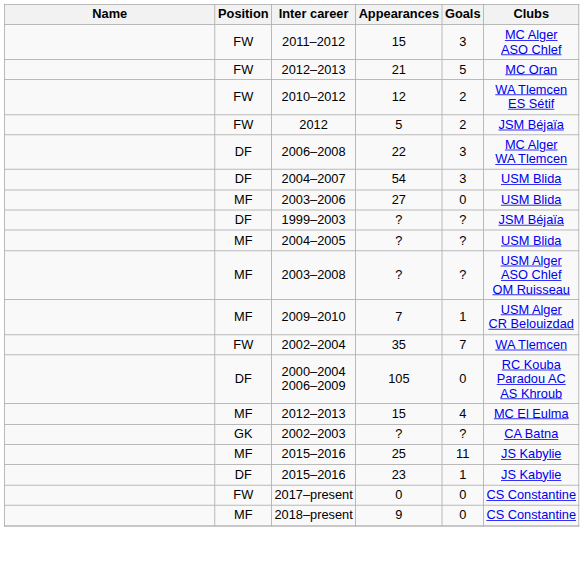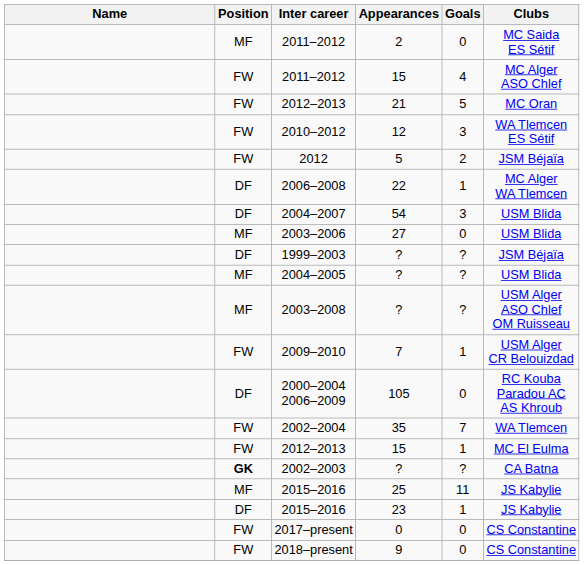+ row: (314, 42)
(463, 42) 3 -> (463, 76) 4
(463, 97) 2 -> (463, 131) 3
(463, 152) 3 -> (463, 186) 1
(243, 317) MF -> (243, 351) FW
rows swapped: (314, 344) <-> (314, 379)
(243, 414) MF -> (243, 448) FW
(463, 414) 4 -> (463, 448) 1
(243, 434) normal -> (243, 469) bold
(243, 515) MF -> (243, 550) FW
